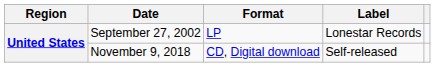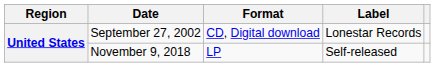(214, 33) LP -> (263, 33) CD, Digital download
(263, 52) CD, Digital download -> (214, 52) LP
